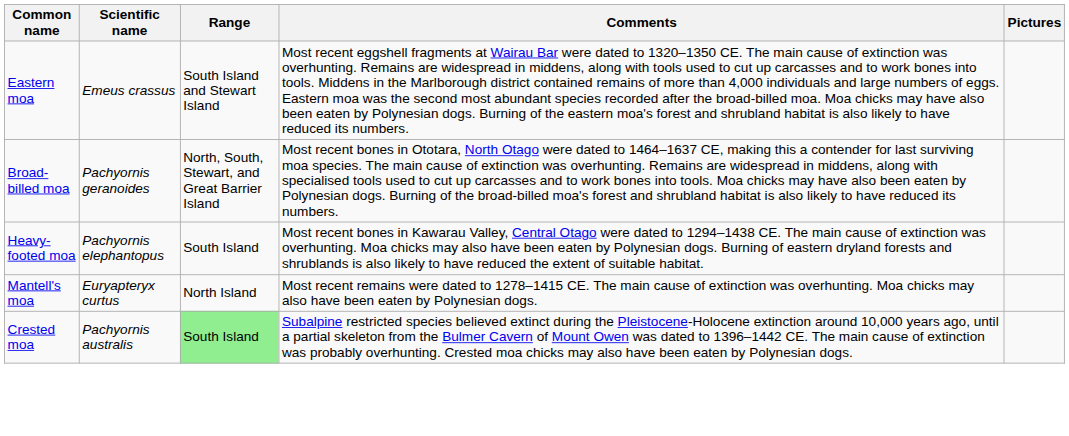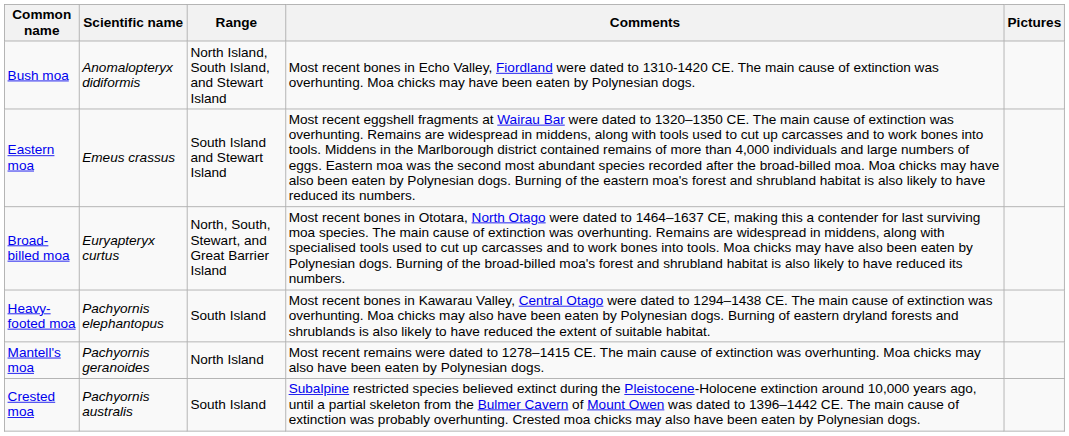+ row: (38, 75)
(116, 180) Pachyornis geranoides -> (118, 248) Euryapteryx curtus
(119, 292) Euryapteryx curtus -> (116, 360) Pachyornis geranoides
(221, 337) lightgreen background -> (228, 404) no background
